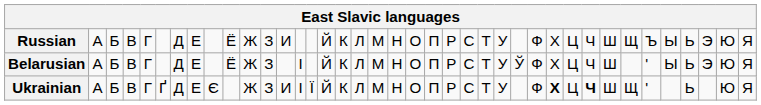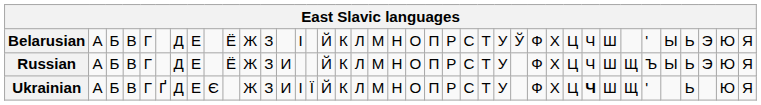rows swapped: (47, 41) <-> (47, 65)
(555, 89) bold -> (555, 89) normal
